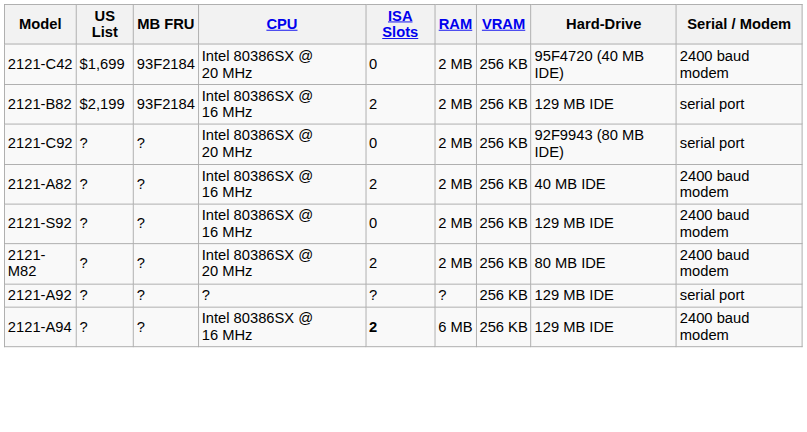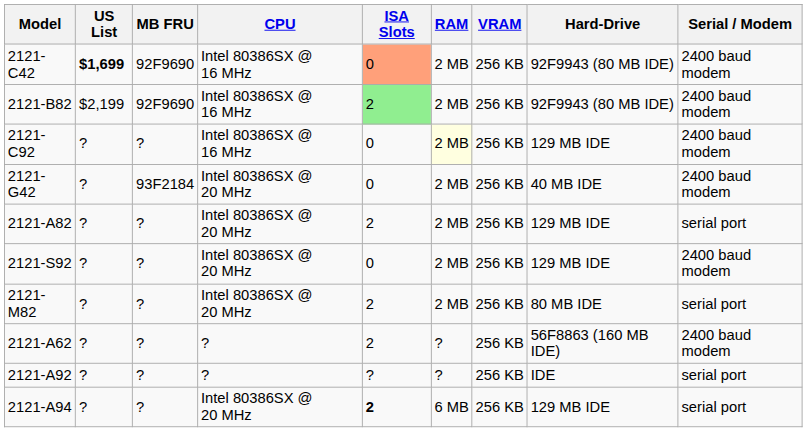(102, 64) normal -> (102, 64) bold
(166, 64) 93F2184 -> (165, 64) 92F9690
(257, 64) Intel 80386SX @ 20 MHz -> (257, 64) Intel 80386SX @ 16 MHz
(373, 64) no background -> (370, 64) lightsalmon background
(589, 64) 95F4720 (40 MB IDE) -> (602, 64) 92F9943 (80 MB IDE)
(166, 104) 93F2184 -> (165, 104) 92F9690
(373, 104) no background -> (370, 104) lightgreen background
(574, 104) 129 MB IDE -> (602, 104) 92F9943 (80 MB IDE)
(712, 104) serial port -> (716, 104) 2400 baud modem
(257, 144) Intel 80386SX @ 20 MHz -> (257, 144) Intel 80386SX @ 16 MHz
(455, 144) no background -> (452, 144) lightyellow background
(589, 144) 92F9943 (80 MB IDE) -> (570, 144) 129 MB IDE
(712, 144) serial port -> (716, 144) 2400 baud modem
+ row: (27, 184)
(257, 184) Intel 80386SX @ 16 MHz -> (257, 223) Intel 80386SX @ 20 MHz
(570, 184) 40 MB IDE -> (570, 223) 129 MB IDE
(715, 184) 2400 baud modem -> (714, 223) serial port
(257, 223) Intel 80386SX @ 16 MHz -> (257, 263) Intel 80386SX @ 20 MHz
(715, 263) 2400 baud modem -> (714, 303) serial port
+ row: (40, 343)
(574, 295) 129 MB IDE -> (543, 375) IDE
(257, 327) Intel 80386SX @ 16 MHz -> (257, 406) Intel 80386SX @ 20 MHz
(715, 327) 2400 baud modem -> (714, 406) serial port
